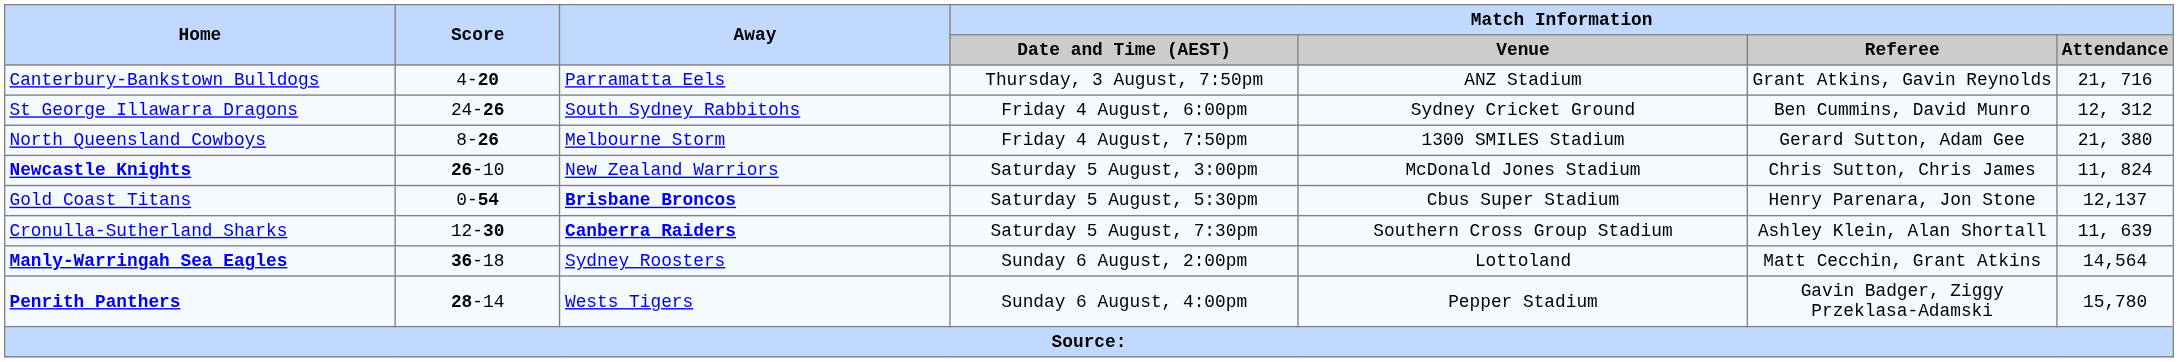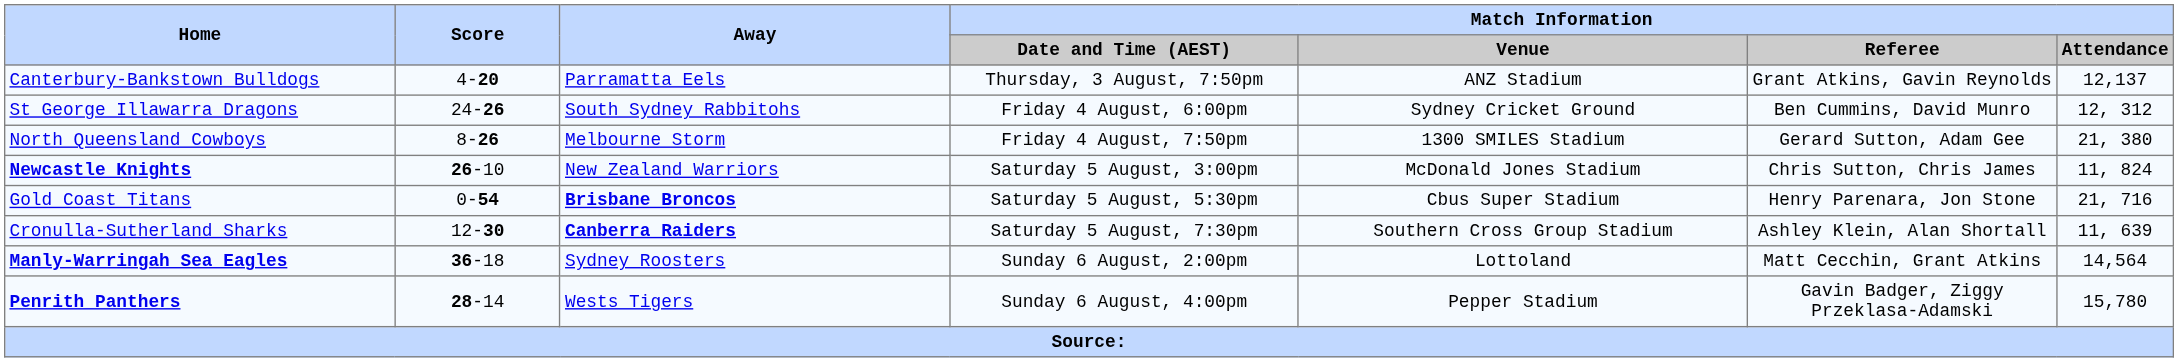(2115, 80) 21, 716 -> (2115, 80) 12,137
(2115, 201) 12,137 -> (2115, 201) 21, 716
